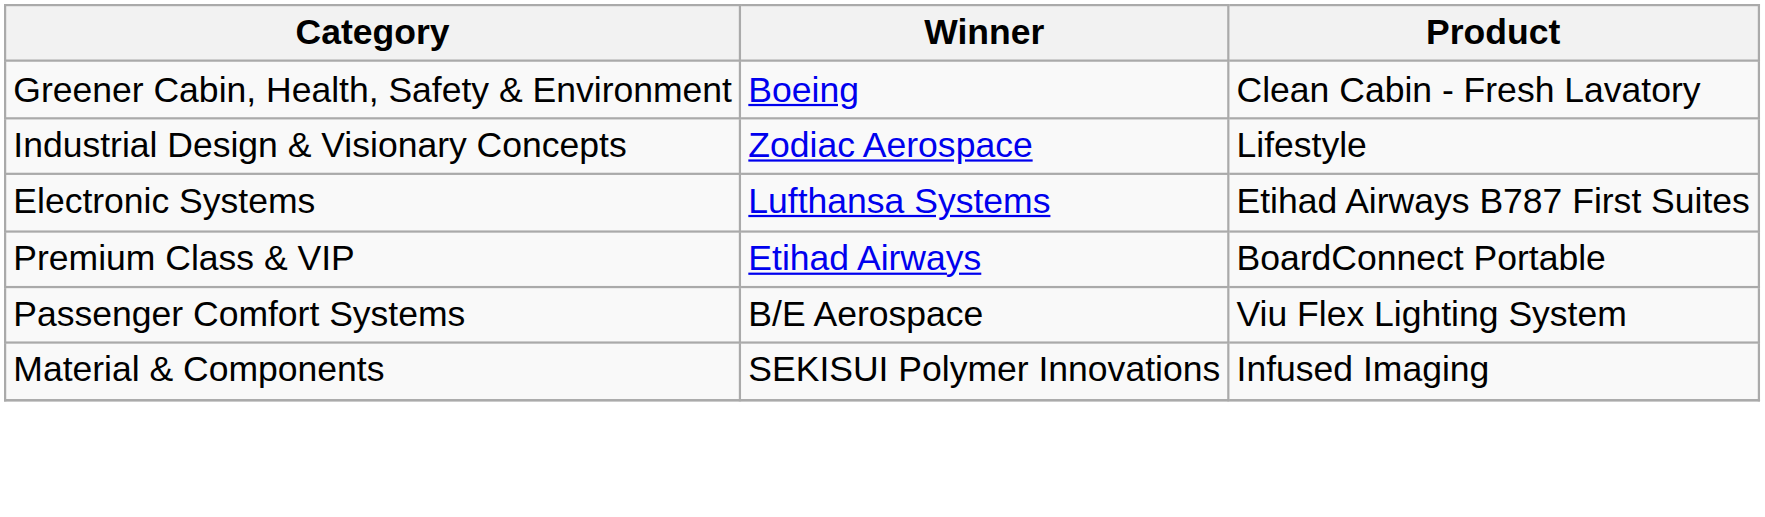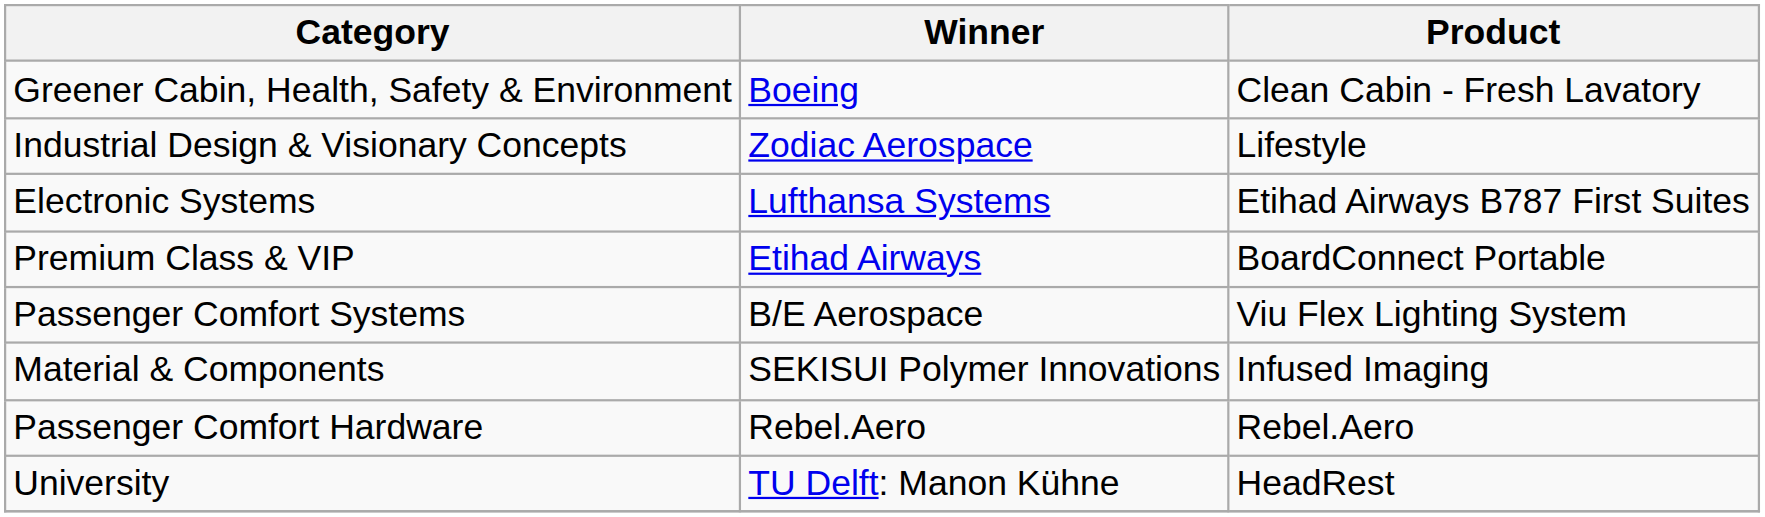+ row: (248, 426)
+ row: (91, 483)
